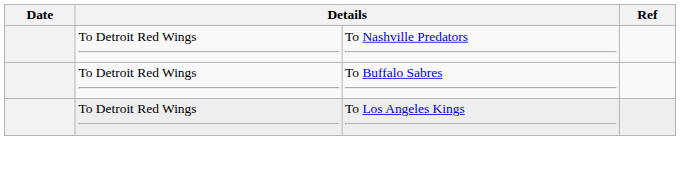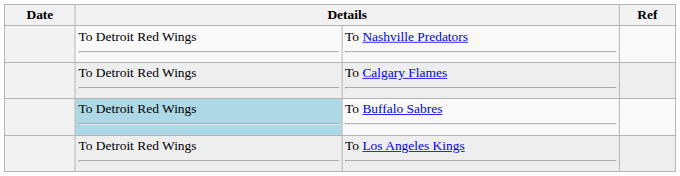+ row: (481, 77)
(209, 77) no background -> (209, 113) lightblue background
